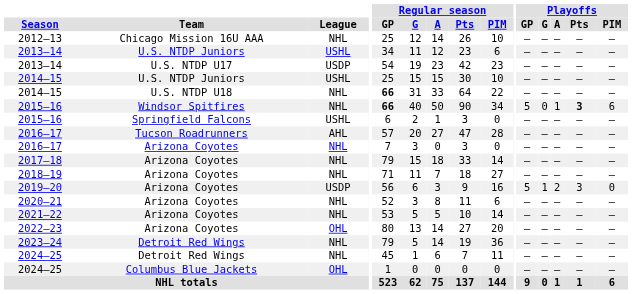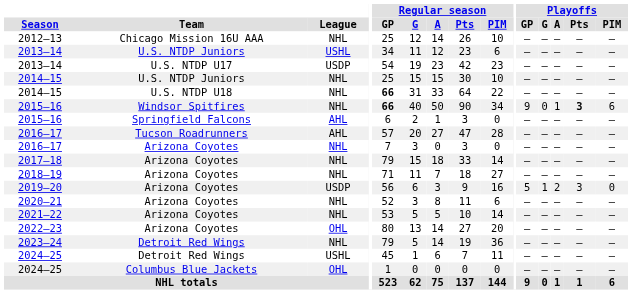(338, 79) USHL -> (338, 79) NHL
(527, 106) 5 -> (527, 106) 9
(338, 120) USHL -> (338, 120) AHL
(338, 256) NHL -> (338, 256) USHL
